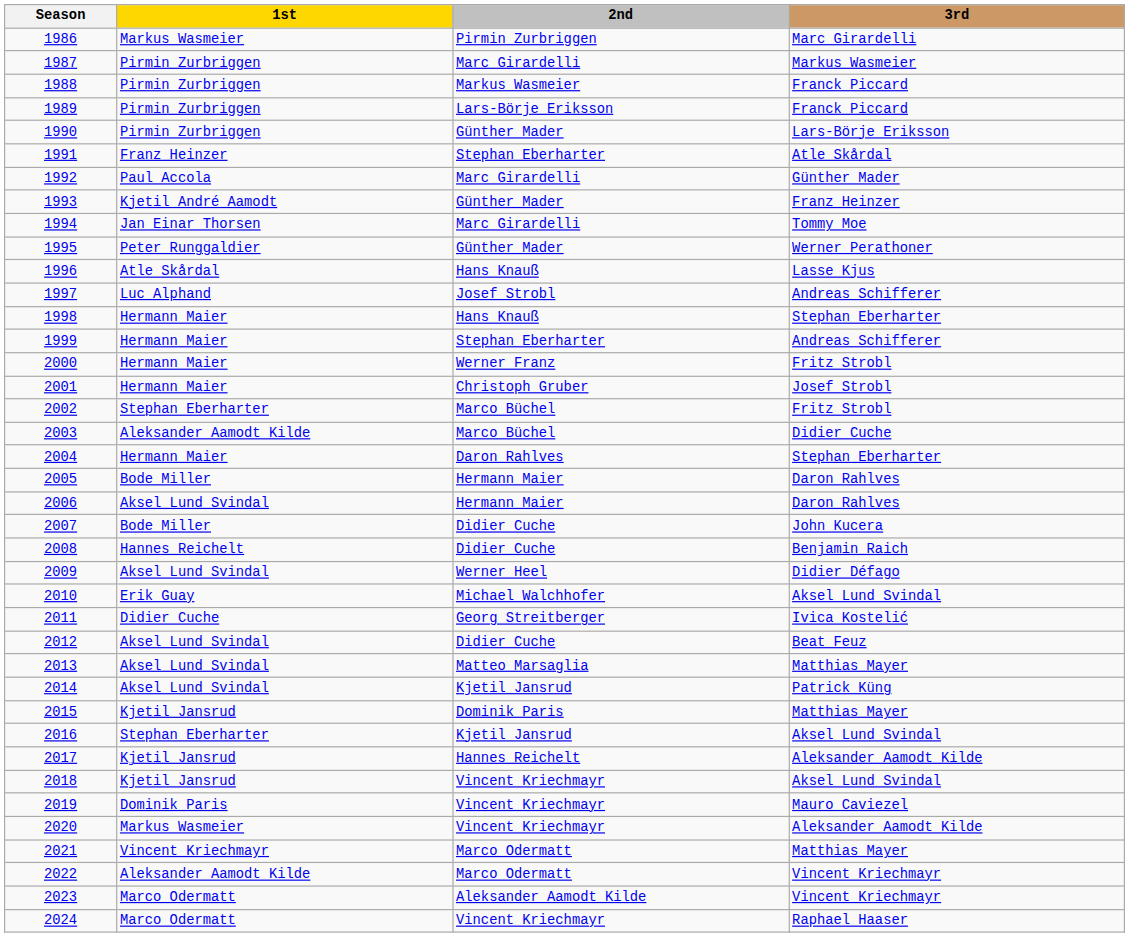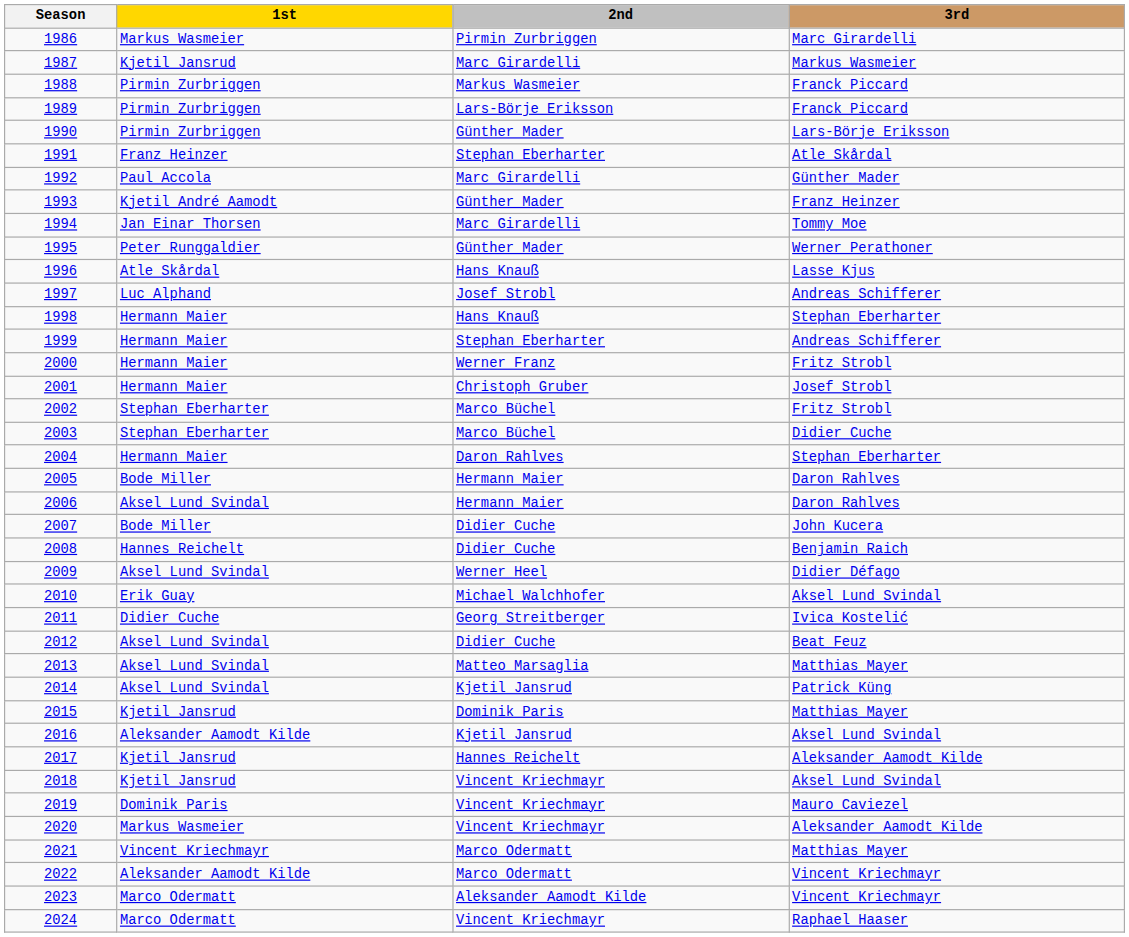(190, 62) Pirmin Zurbriggen -> (178, 62) Kjetil Jansrud
(215, 433) Aleksander Aamodt Kilde -> (194, 433) Stephan Eberharter
(194, 735) Stephan Eberharter -> (215, 735) Aleksander Aamodt Kilde
